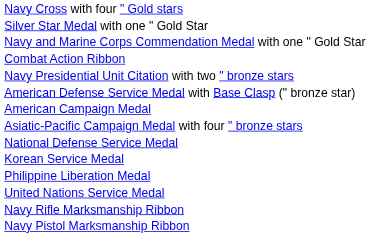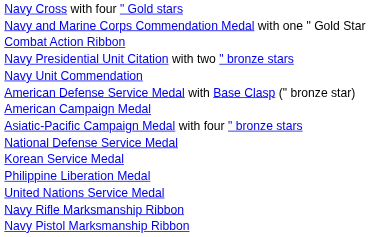- row: (106, 25)
+ row: (74, 76)
